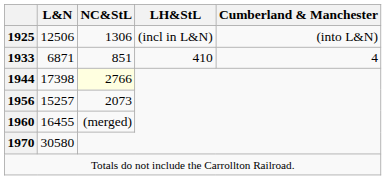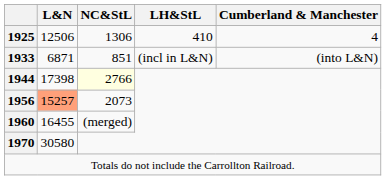(175, 36) (incl in L&N) -> (203, 36) 410
(347, 36) (into L&N) -> (375, 36) 4
(203, 57) 410 -> (175, 57) (incl in L&N)
(375, 57) 4 -> (347, 57) (into L&N)
(57, 100) no background -> (57, 100) lightsalmon background
